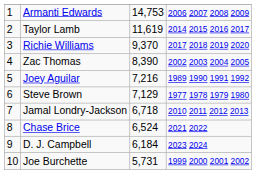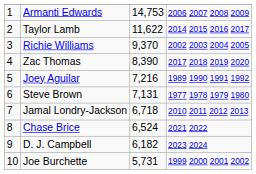(147, 29) 11,619 -> (147, 29) 11,622
(209, 46) 2017 2018 2019 2020 -> (209, 46) 2002 2003 2004 2005
(209, 62) 2002 2003 2004 2005 -> (209, 62) 2017 2018 2019 2020
(145, 95) 7,129 -> (145, 95) 7,131
(145, 144) 6,184 -> (145, 144) 6,182
